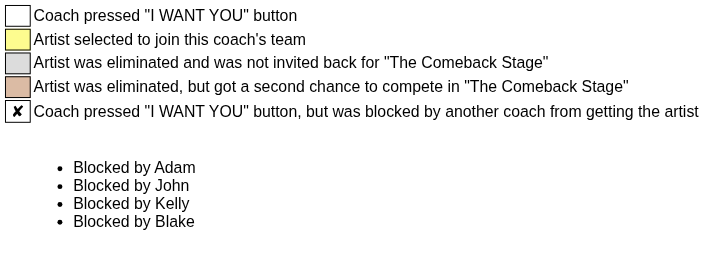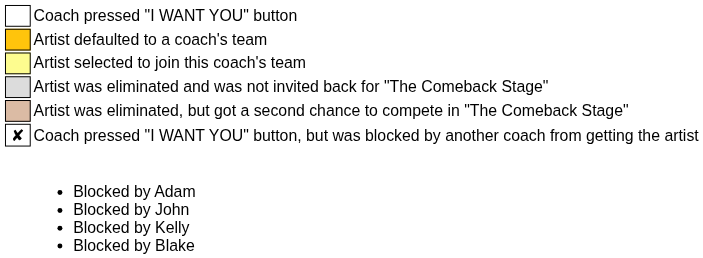+ row: (150, 39)
